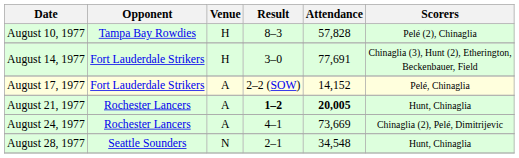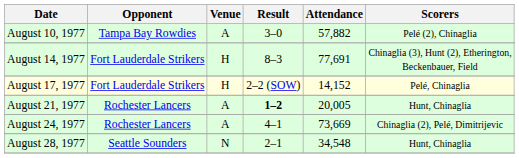(225, 33) H -> (225, 33) A
(273, 33) 8–3 -> (273, 33) 3–0
(334, 33) 57,828 -> (334, 33) 57,882
(273, 59) 3–0 -> (273, 59) 8–3
(225, 86) A -> (225, 86) H
(334, 105) bold -> (334, 105) normal
